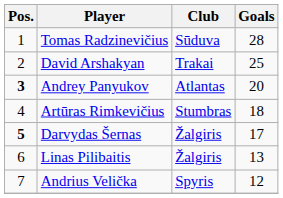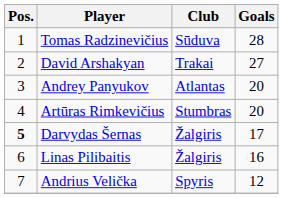(256, 63) 25 -> (256, 63) 27
(21, 87) bold -> (21, 87) normal
(256, 110) 18 -> (256, 110) 20
(256, 157) 13 -> (256, 157) 16
